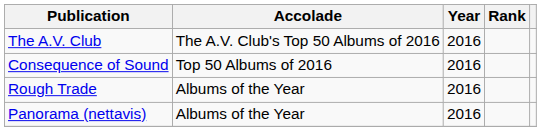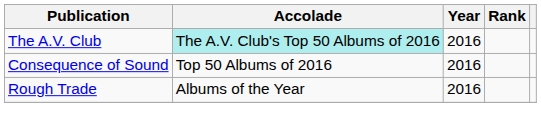(308, 41) no background -> (308, 41) paleturquoise background
- row: (77, 114)
